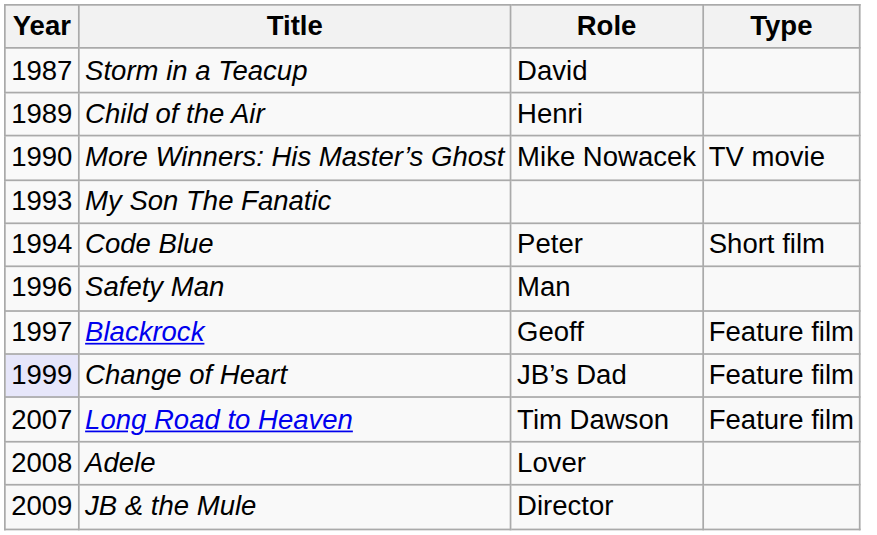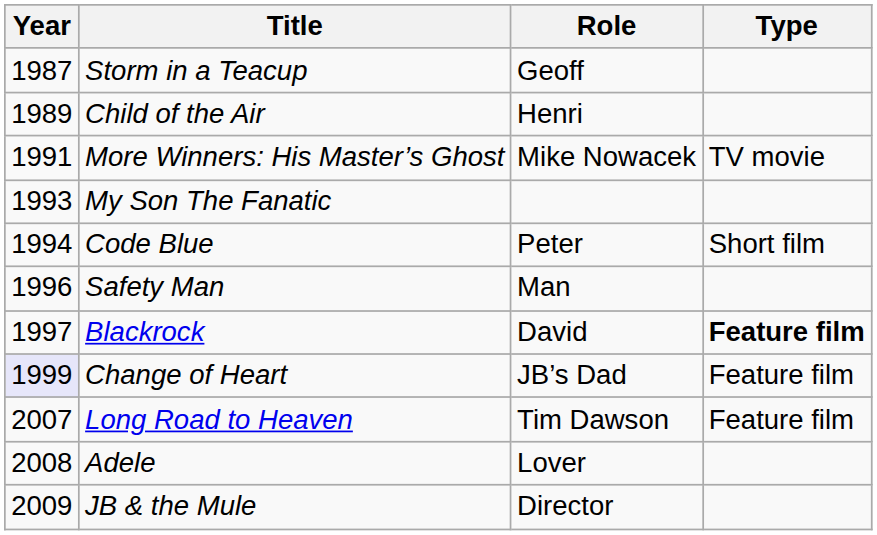(552, 69) David -> (551, 69) Geoff
(42, 157) 1990 -> (42, 157) 1991
(551, 331) Geoff -> (552, 331) David
(781, 331) normal -> (787, 331) bold
